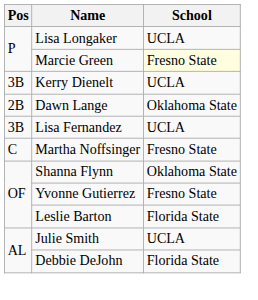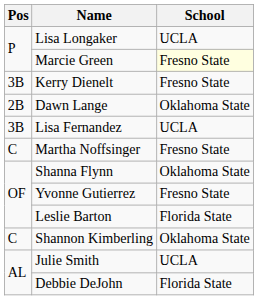(166, 82) UCLA -> (194, 82) Fresno State
+ row: (94, 238)
